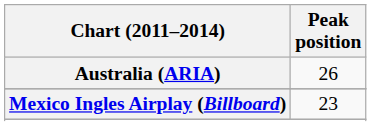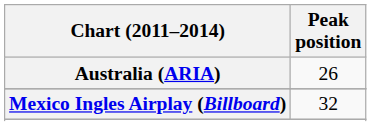(328, 103) 23 -> (328, 103) 32
